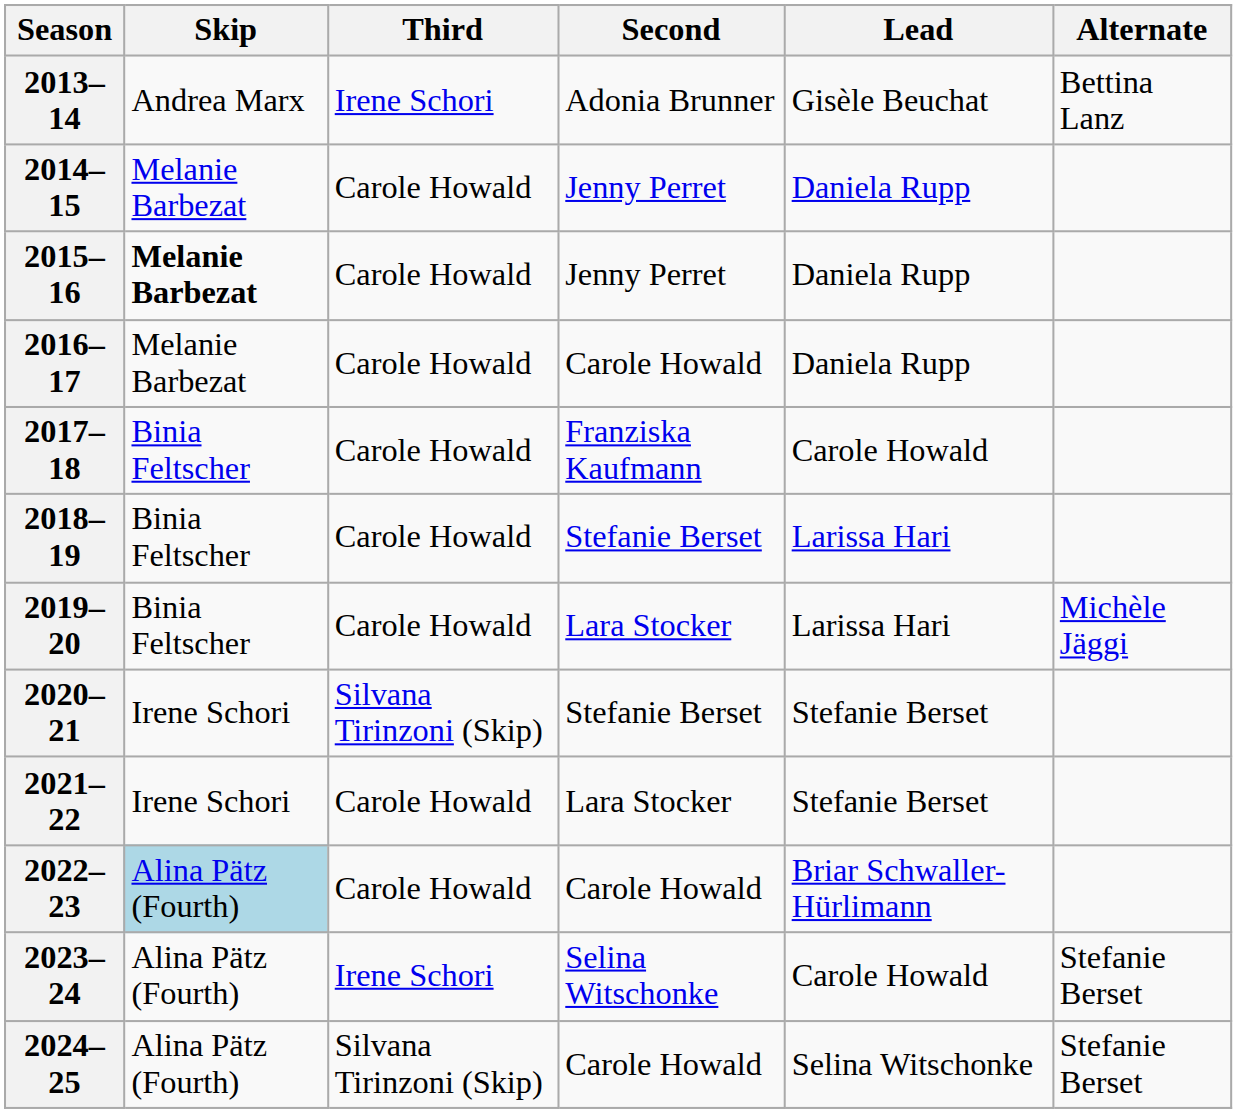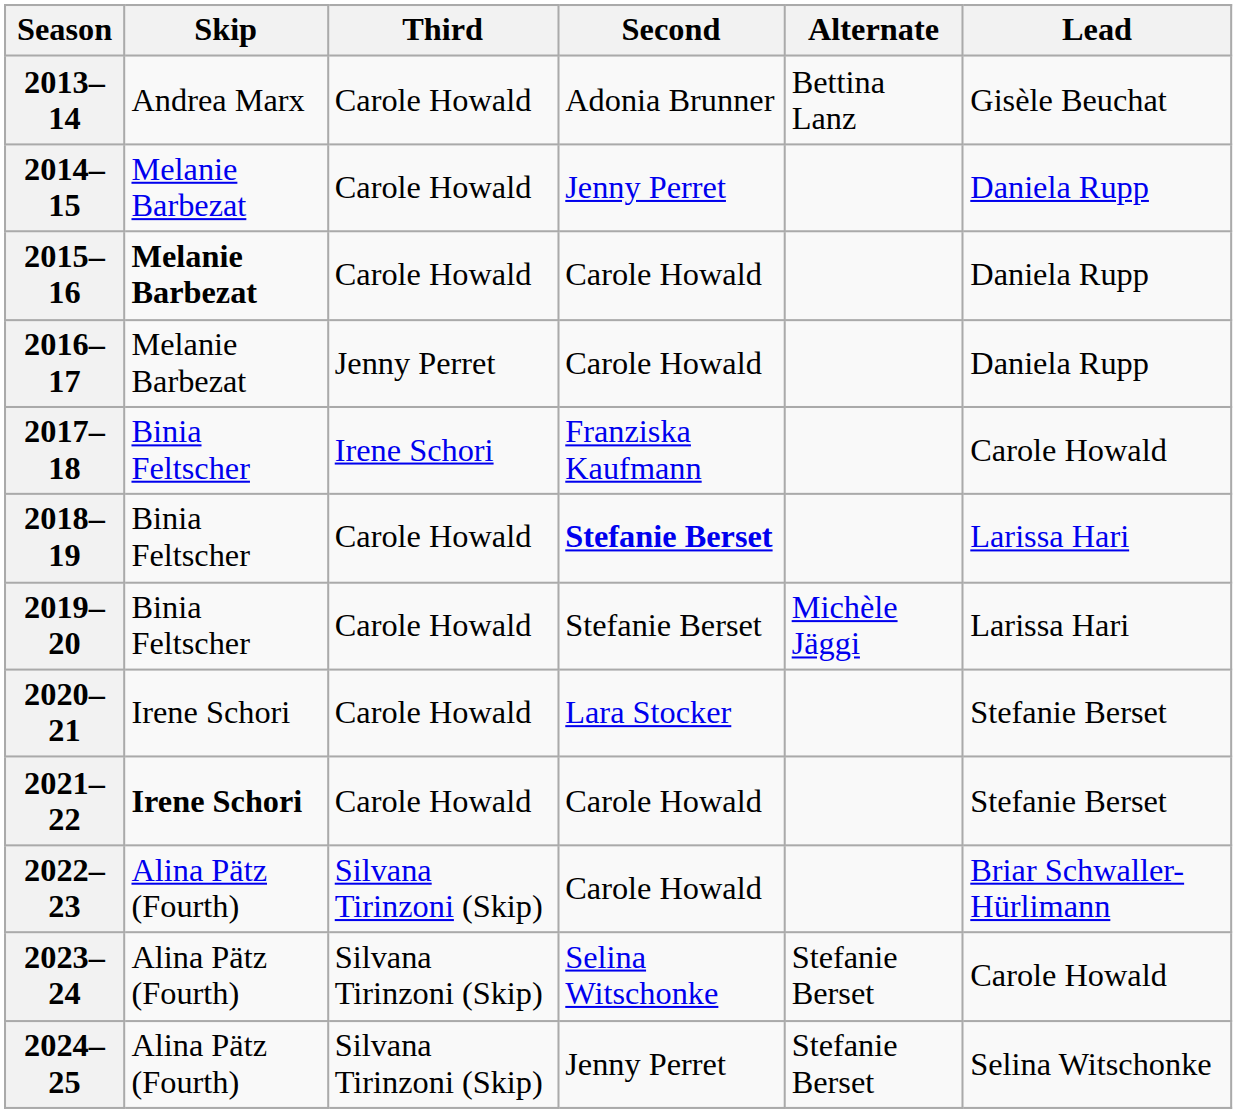columns swapped: (918, 30) <-> (1142, 30)
(414, 99) Irene Schori -> (433, 99) Carole Howald
(646, 274) Jenny Perret -> (664, 274) Carole Howald
(433, 362) Carole Howald -> (415, 362) Jenny Perret
(433, 450) Carole Howald -> (414, 450) Irene Schori
(664, 537) normal -> (669, 537) bold
(648, 625) Lara Stocker -> (664, 625) Stefanie Berset
(439, 712) Silvana Tirinzoni (Skip) -> (433, 712) Carole Howald
(664, 712) Stefanie Berset -> (648, 712) Lara Stocker
(211, 800) normal -> (217, 800) bold
(648, 800) Lara Stocker -> (664, 800) Carole Howald
(199, 888) lightblue background -> (199, 888) no background
(433, 888) Carole Howald -> (439, 888) Silvana Tirinzoni (Skip)
(414, 975) Irene Schori -> (439, 975) Silvana Tirinzoni (Skip)
(664, 1063) Carole Howald -> (646, 1063) Jenny Perret
